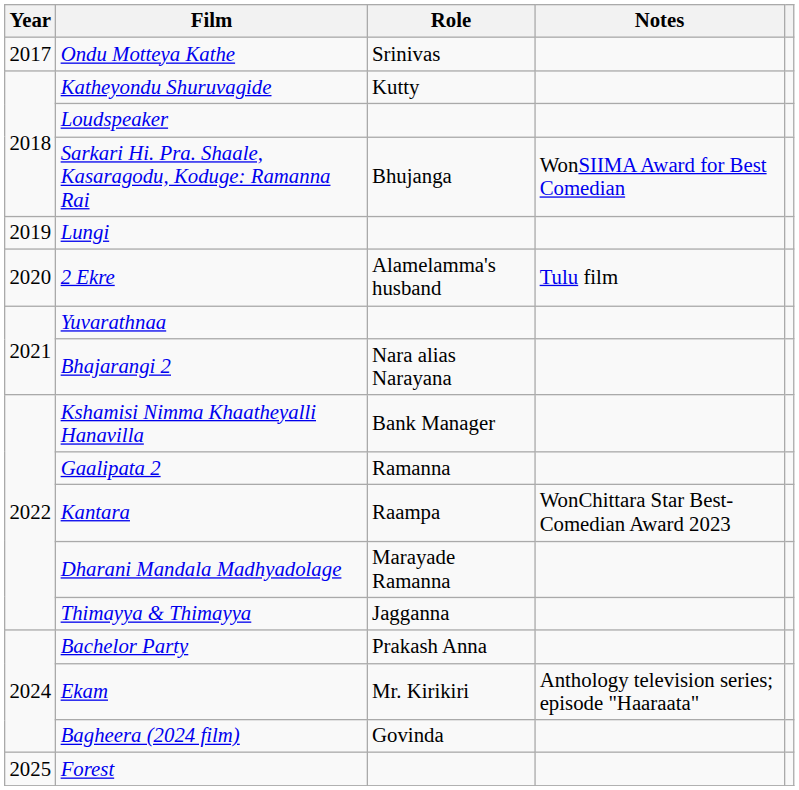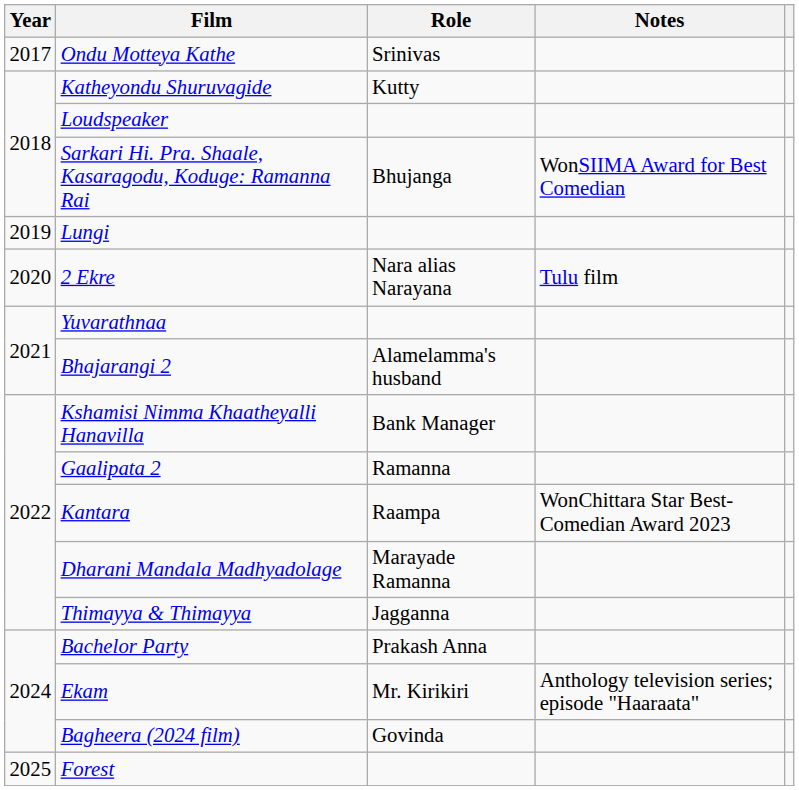(434, 277) Alamelamma's husband -> (414, 277) Nara alias Narayana
(414, 366) Nara alias Narayana -> (434, 366) Alamelamma's husband
